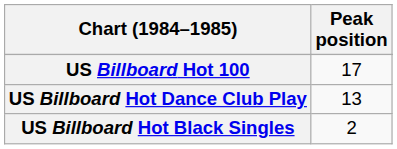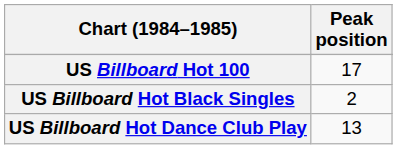rows swapped: (158, 98) <-> (158, 128)
